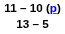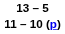rows swapped: (33, 24) <-> (33, 8)
